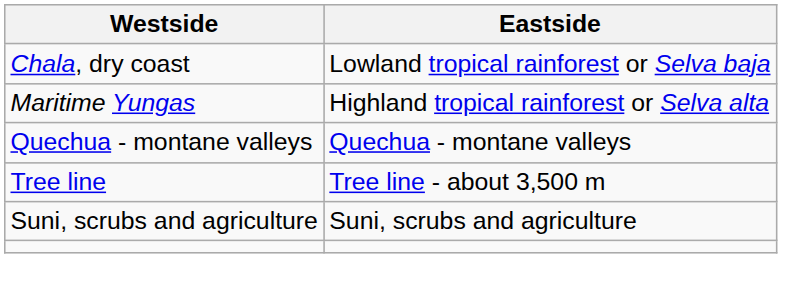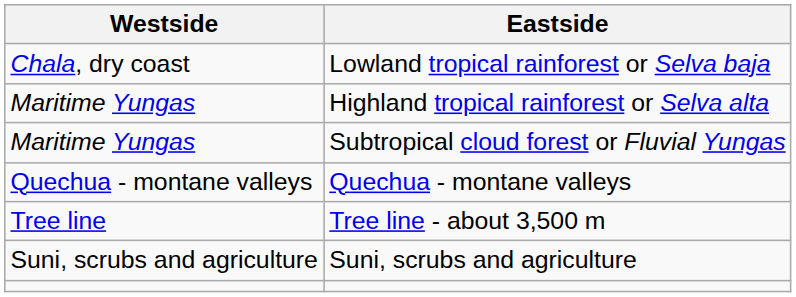+ row: (557, 142)
